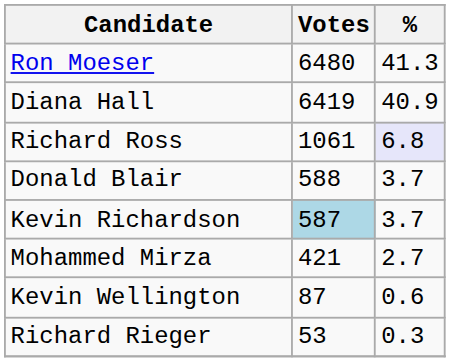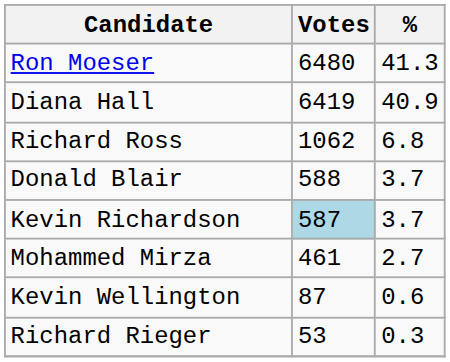(327, 141) 1061 -> (327, 141) 1062
(403, 141) lavender background -> (403, 141) no background
(320, 258) 421 -> (320, 258) 461
